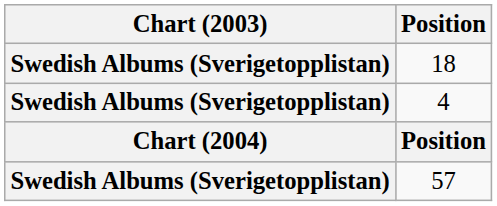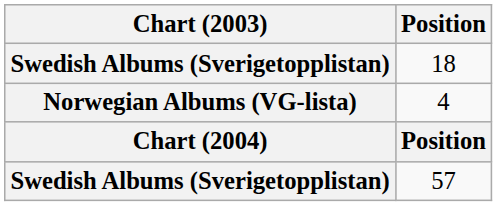(200, 102) Swedish Albums (Sverigetopplistan) -> (200, 102) Norwegian Albums (VG-lista)
